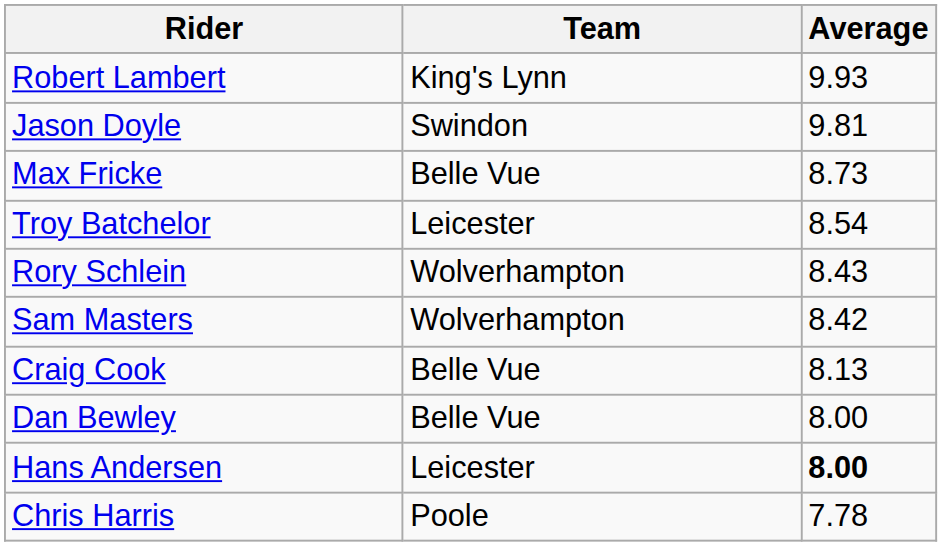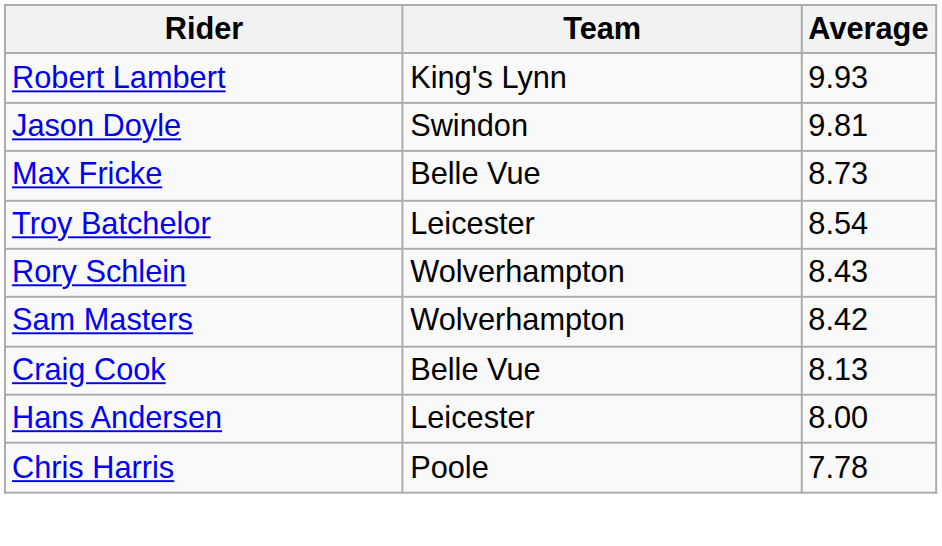- row: (94, 418)
(838, 467) bold -> (838, 418) normal
